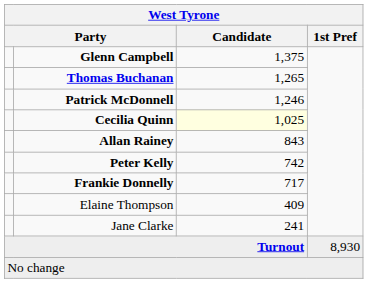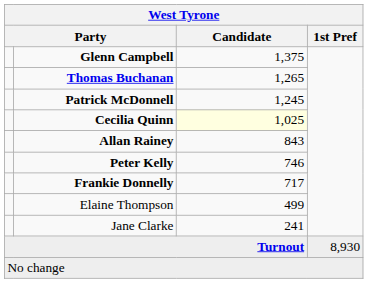(289, 99) 1,246 -> (289, 99) 1,245
(294, 162) 742 -> (294, 162) 746
(294, 204) 409 -> (294, 204) 499
